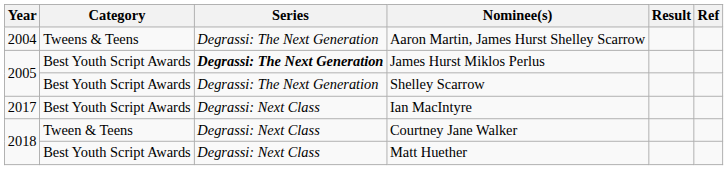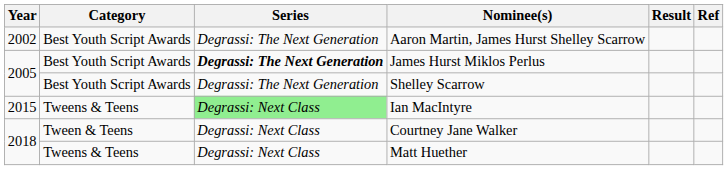(22, 38) 2004 -> (22, 38) 2002
(91, 38) Tweens & Teens -> (117, 38) Best Youth Script Awards
(22, 107) 2017 -> (22, 107) 2015
(117, 107) Best Youth Script Awards -> (91, 107) Tweens & Teens
(259, 107) no background -> (259, 107) lightgreen background
(117, 152) Best Youth Script Awards -> (91, 152) Tweens & Teens
